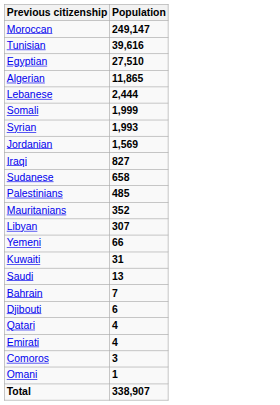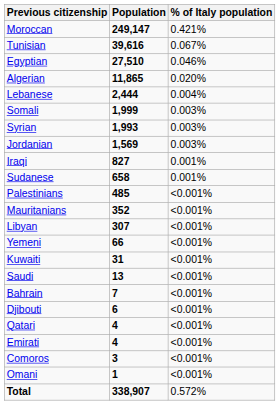+ column: (221, 12)
